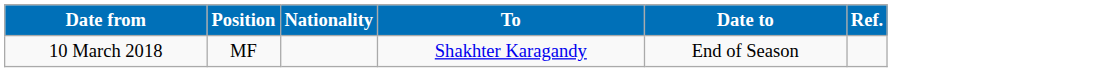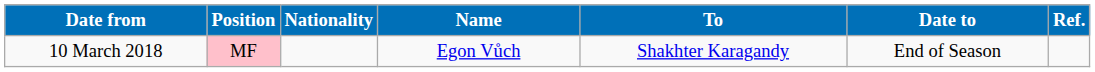+ column: (479, 20)
(243, 50) no background -> (243, 50) pink background
